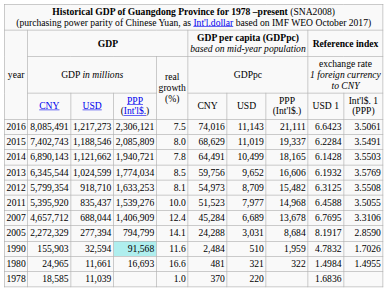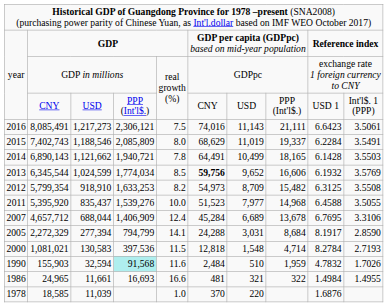(212, 172) normal -> (212, 172) bold
(96, 187) 918,710 -> (96, 187) 918,910
(180, 187) 8.1 -> (180, 187) 8.2
+ row: (49, 248)
(16, 264) 1980 -> (16, 279) 1986
(328, 279) 1.6836 -> (328, 294) 1.6876
